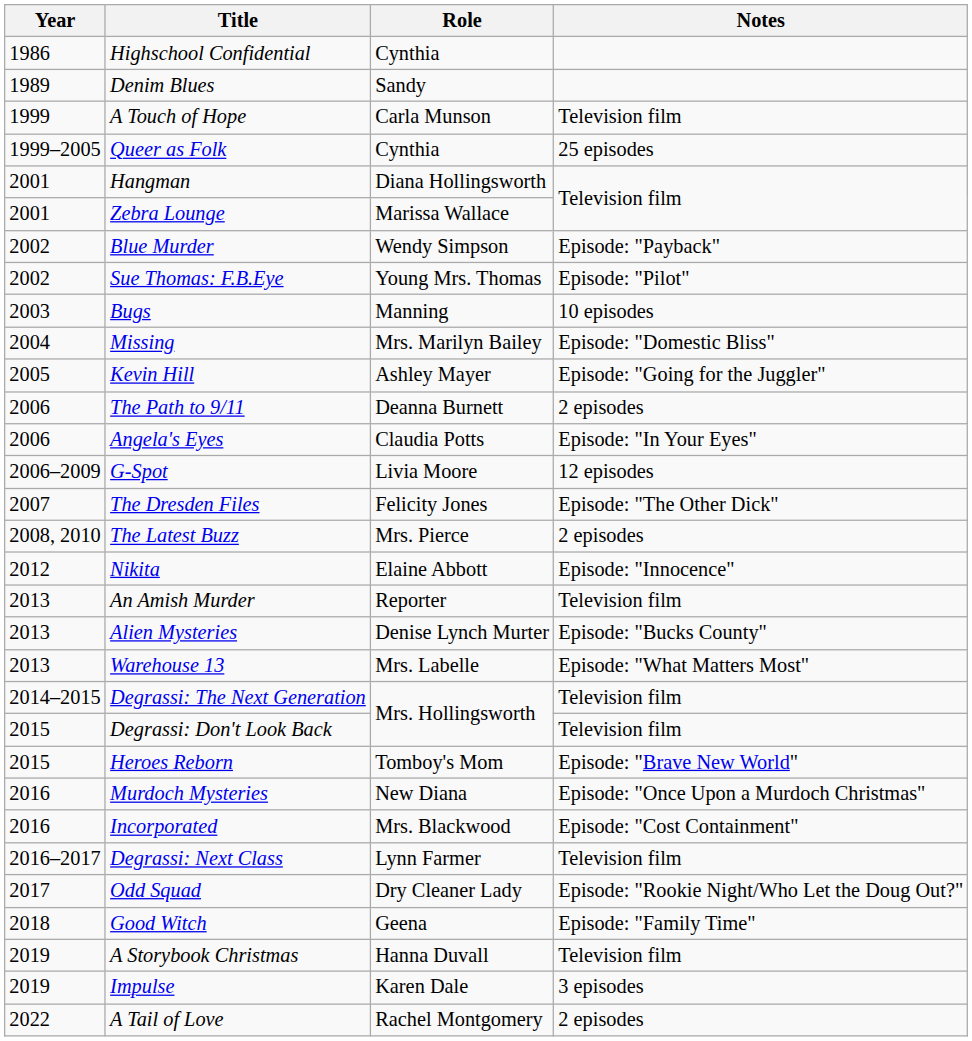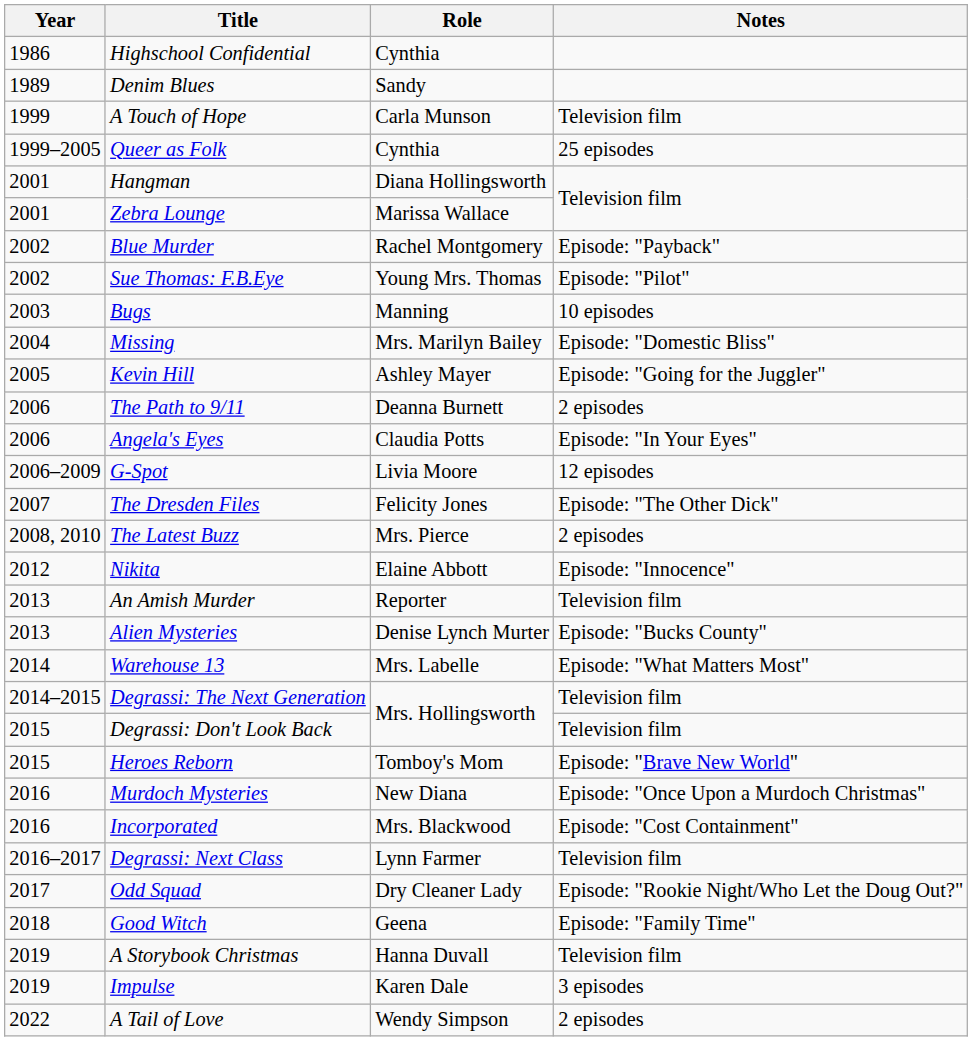(442, 246) Wendy Simpson -> (459, 246) Rachel Montgomery
(30, 665) 2013 -> (30, 665) 2014
(459, 1019) Rachel Montgomery -> (442, 1019) Wendy Simpson
